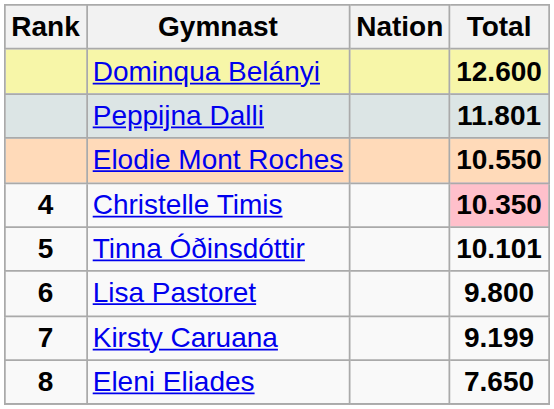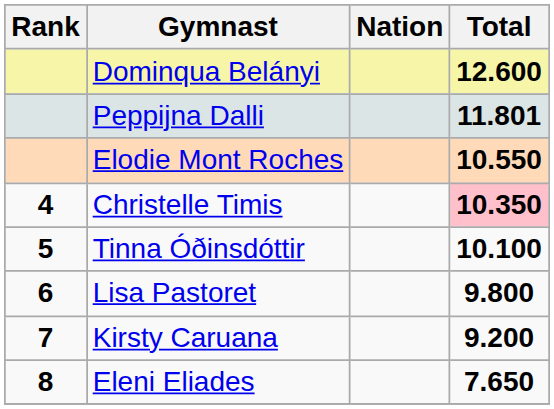(499, 248) 10.101 -> (499, 248) 10.100
(499, 337) 9.199 -> (499, 337) 9.200
